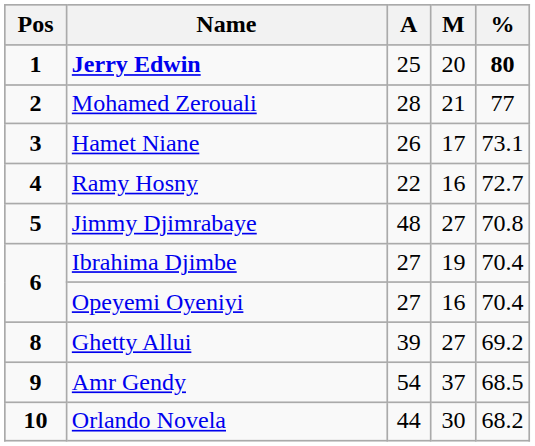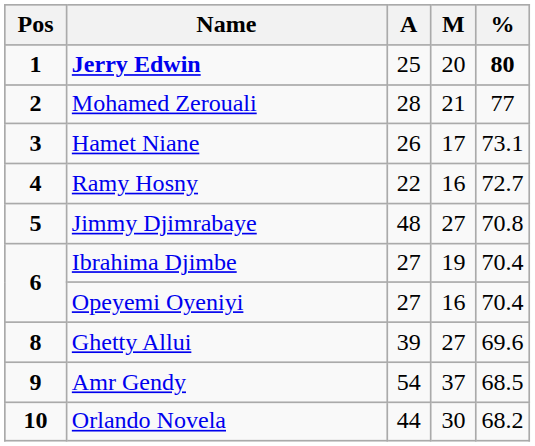(502, 342) 69.2 -> (502, 342) 69.6
